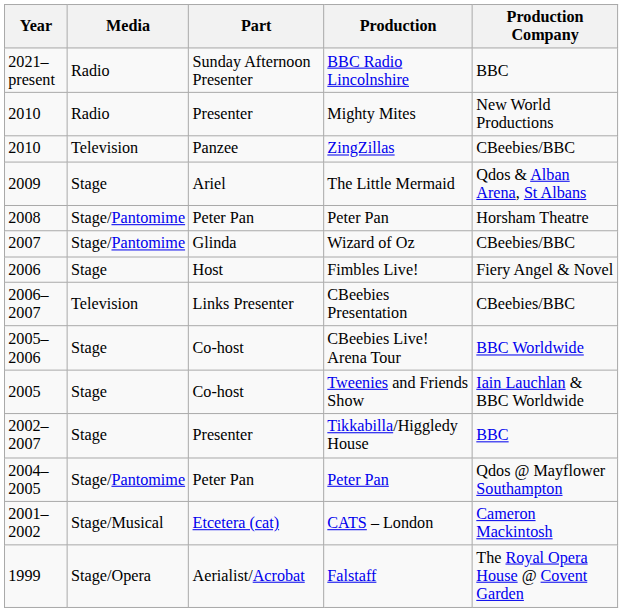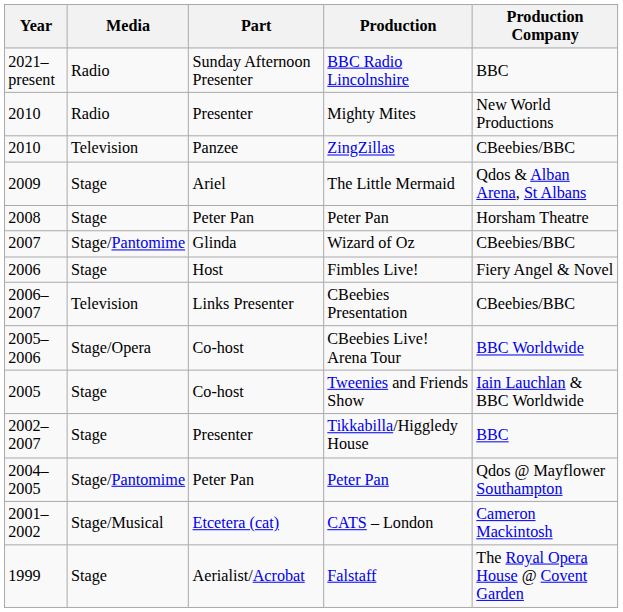(128, 218) Stage/Pantomime -> (89, 218) Stage
(89, 347) Stage -> (111, 347) Stage/Opera
(111, 576) Stage/Opera -> (89, 576) Stage
